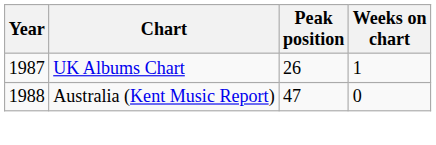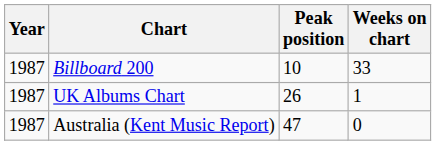+ row: (103, 67)
(27, 96) 1988 -> (27, 125) 1987
